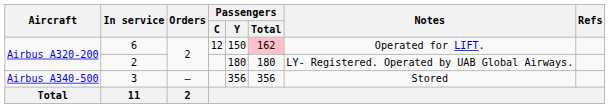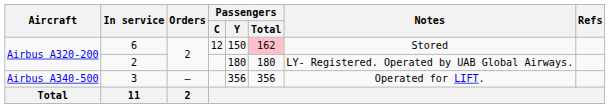(430, 46) Operated for LIFT. -> (430, 46) Stored
(430, 79) Stored -> (430, 79) Operated for LIFT.
